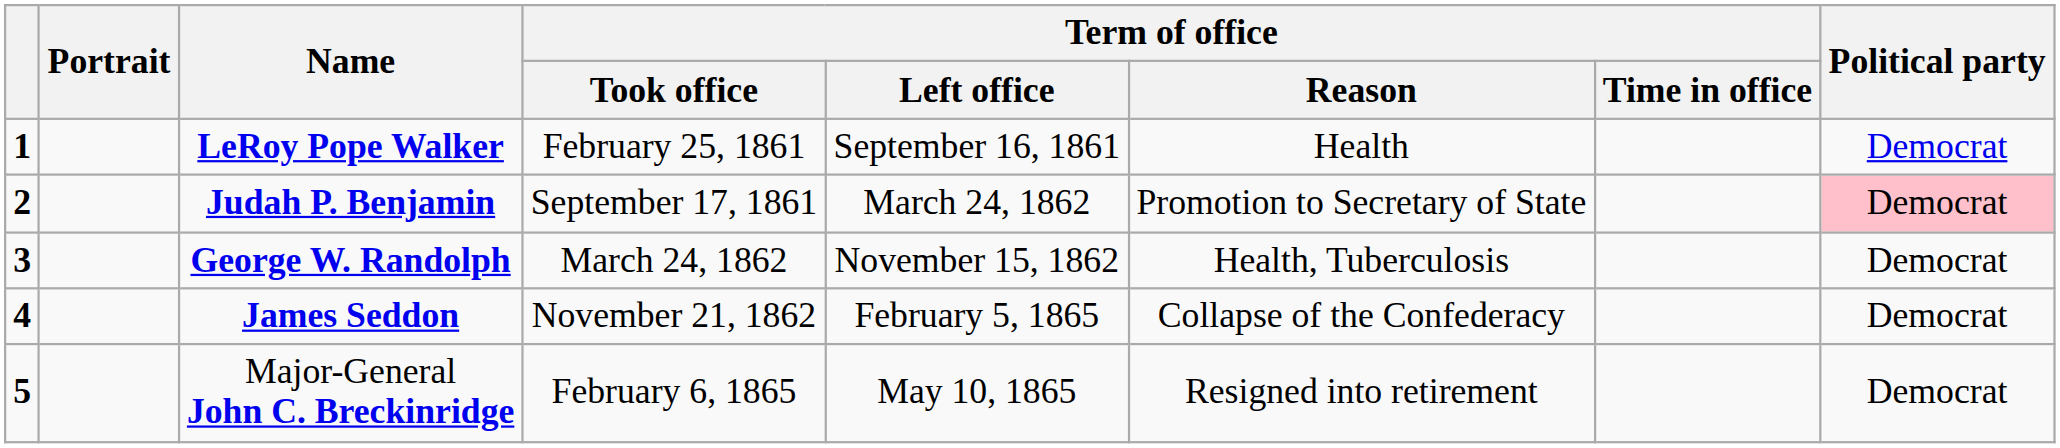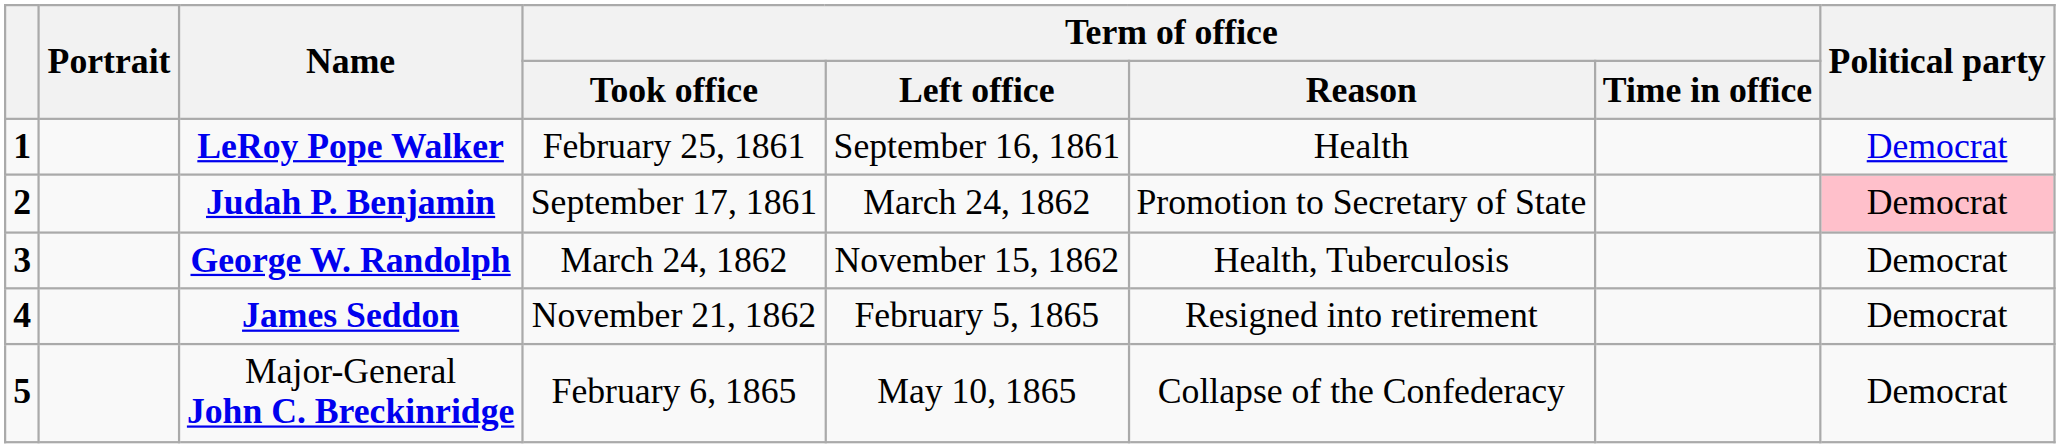(1361, 315) Collapse of the Confederacy -> (1361, 315) Resigned into retirement
(1361, 392) Resigned into retirement -> (1361, 392) Collapse of the Confederacy
